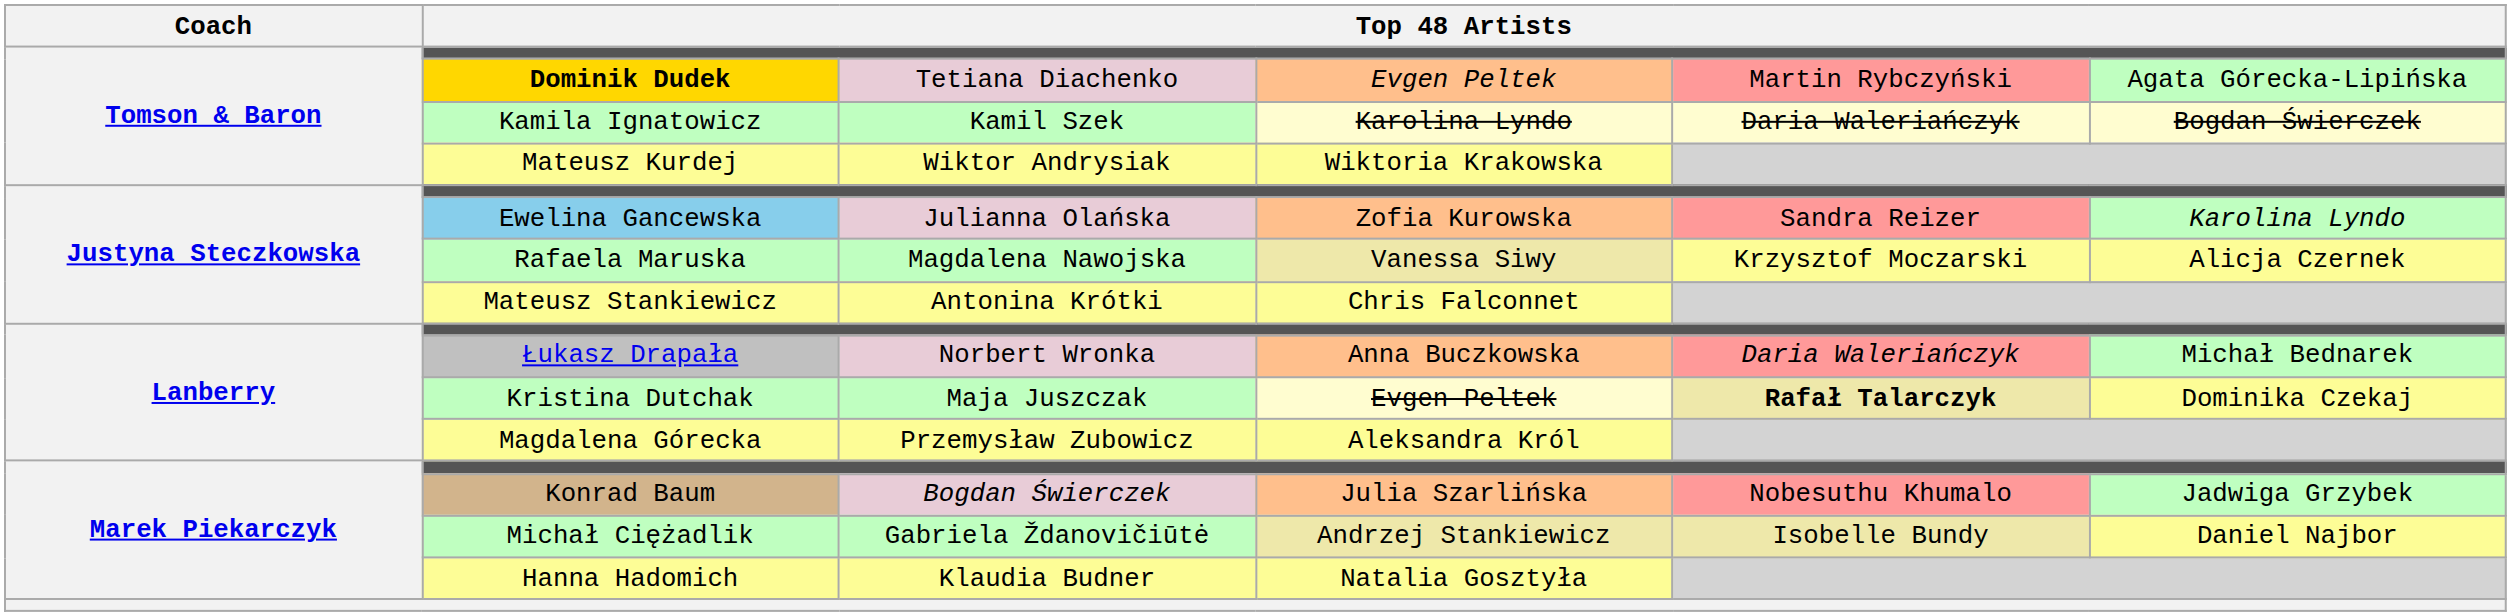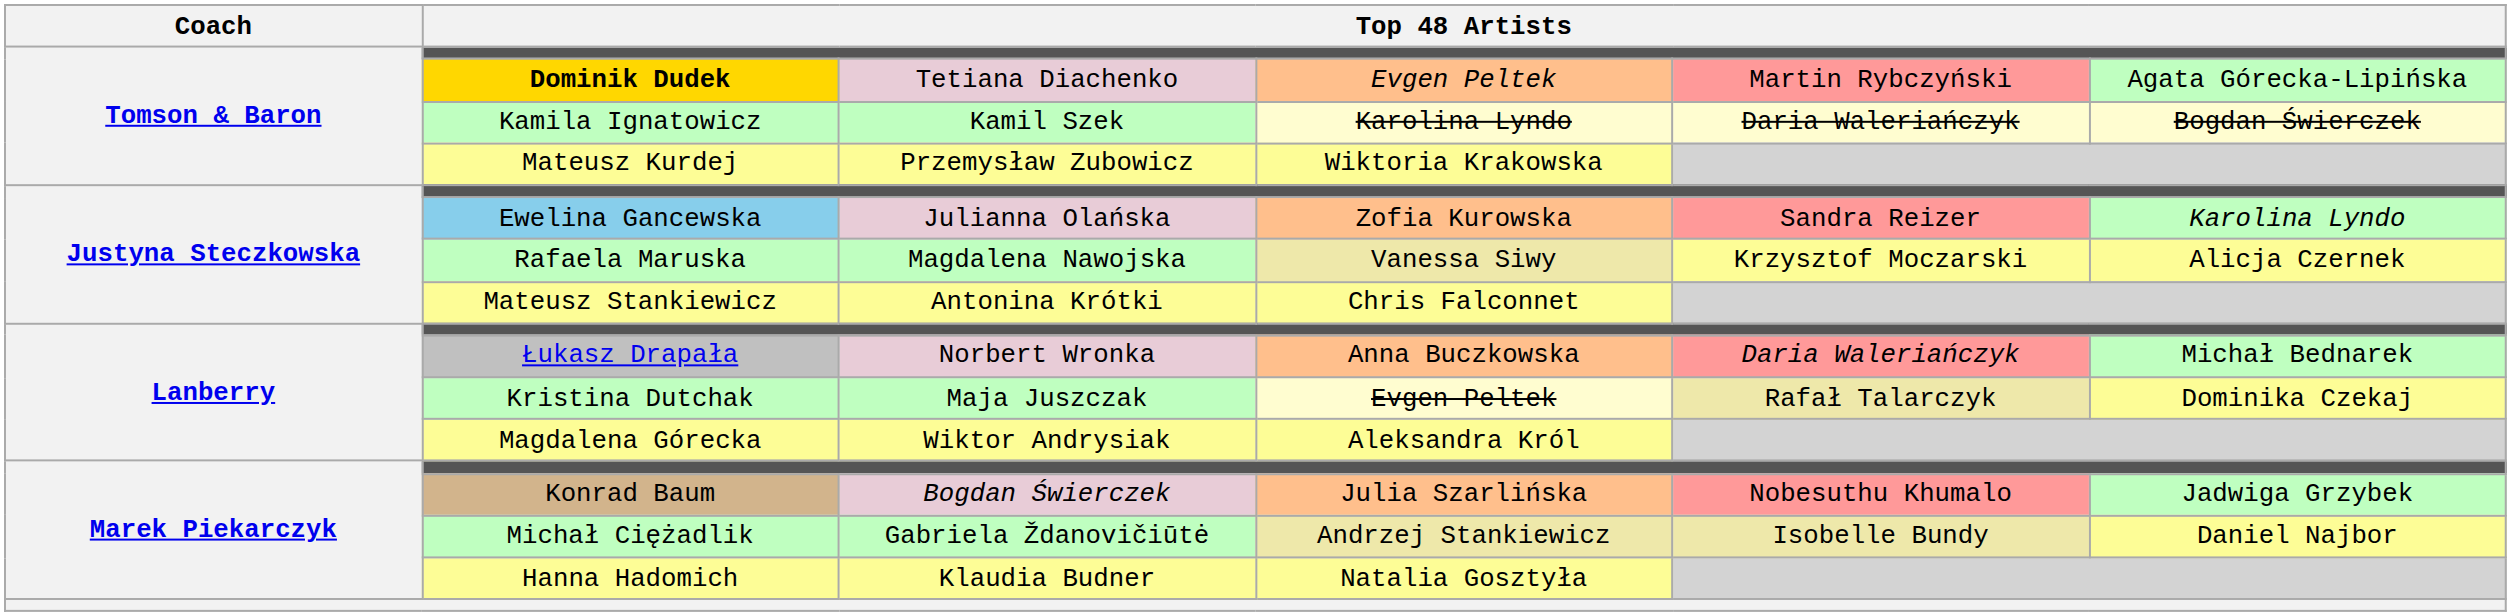(1047, 164) Wiktor Andrysiak -> (1047, 164) Przemysław Zubowicz
(1881, 398) bold -> (1881, 398) normal
(1047, 440) Przemysław Zubowicz -> (1047, 440) Wiktor Andrysiak
